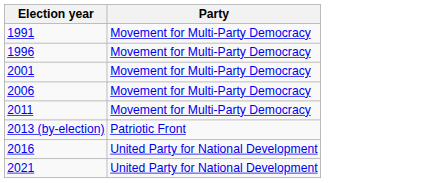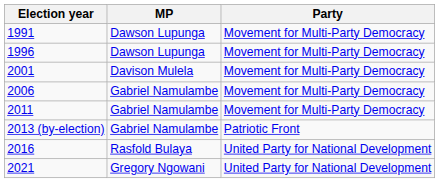+ column: (164, 14)
